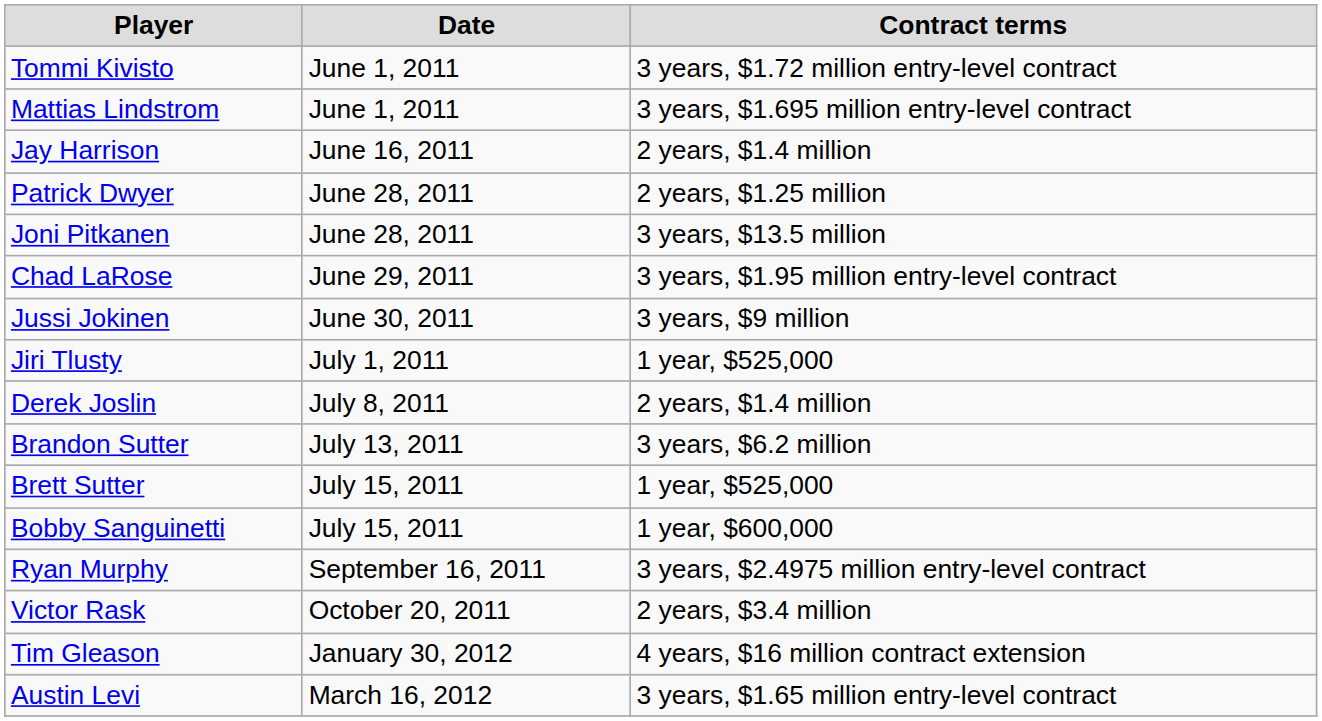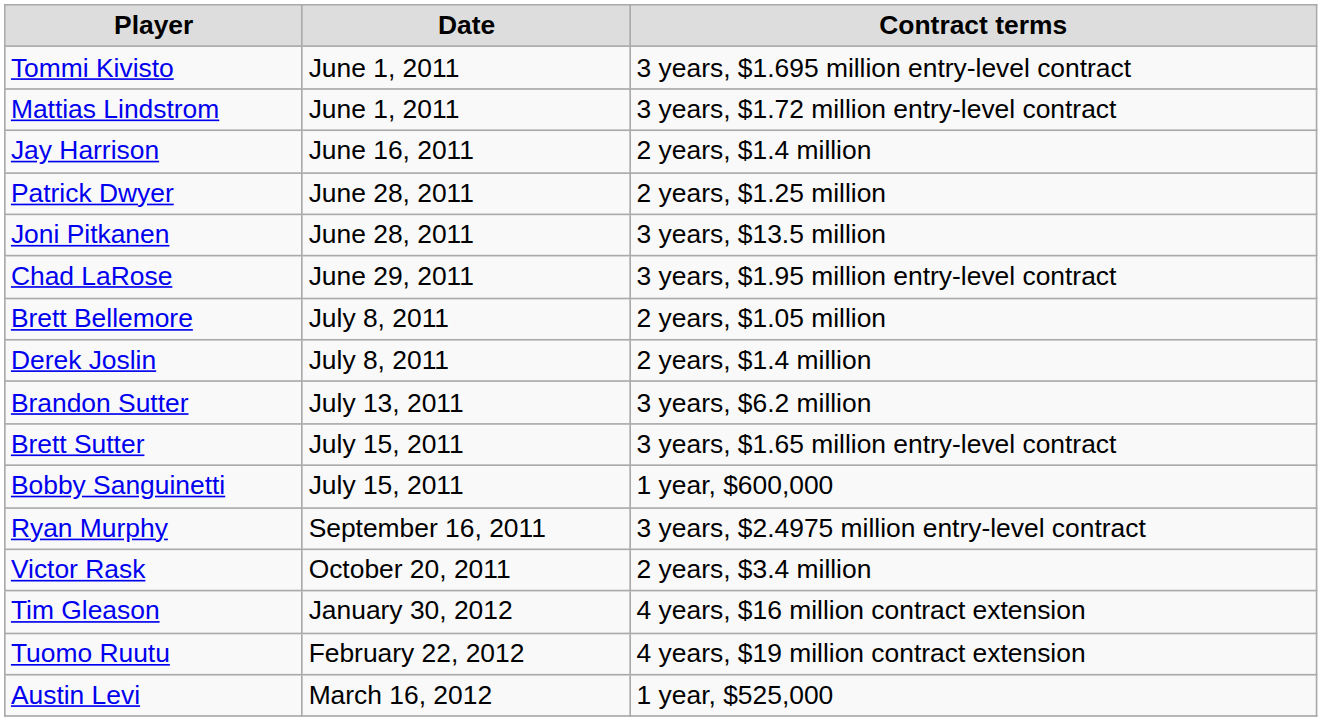(876, 67) 3 years, $1.72 million entry-level contract -> (884, 67) 3 years, $1.695 million entry-level contract
(884, 109) 3 years, $1.695 million entry-level contract -> (876, 109) 3 years, $1.72 million entry-level contract
- row: (90, 318)
- row: (66, 360)
+ row: (102, 318)
(735, 485) 1 year, $525,000 -> (876, 444) 3 years, $1.65 million entry-level contract
+ row: (90, 653)
(876, 695) 3 years, $1.65 million entry-level contract -> (735, 695) 1 year, $525,000
